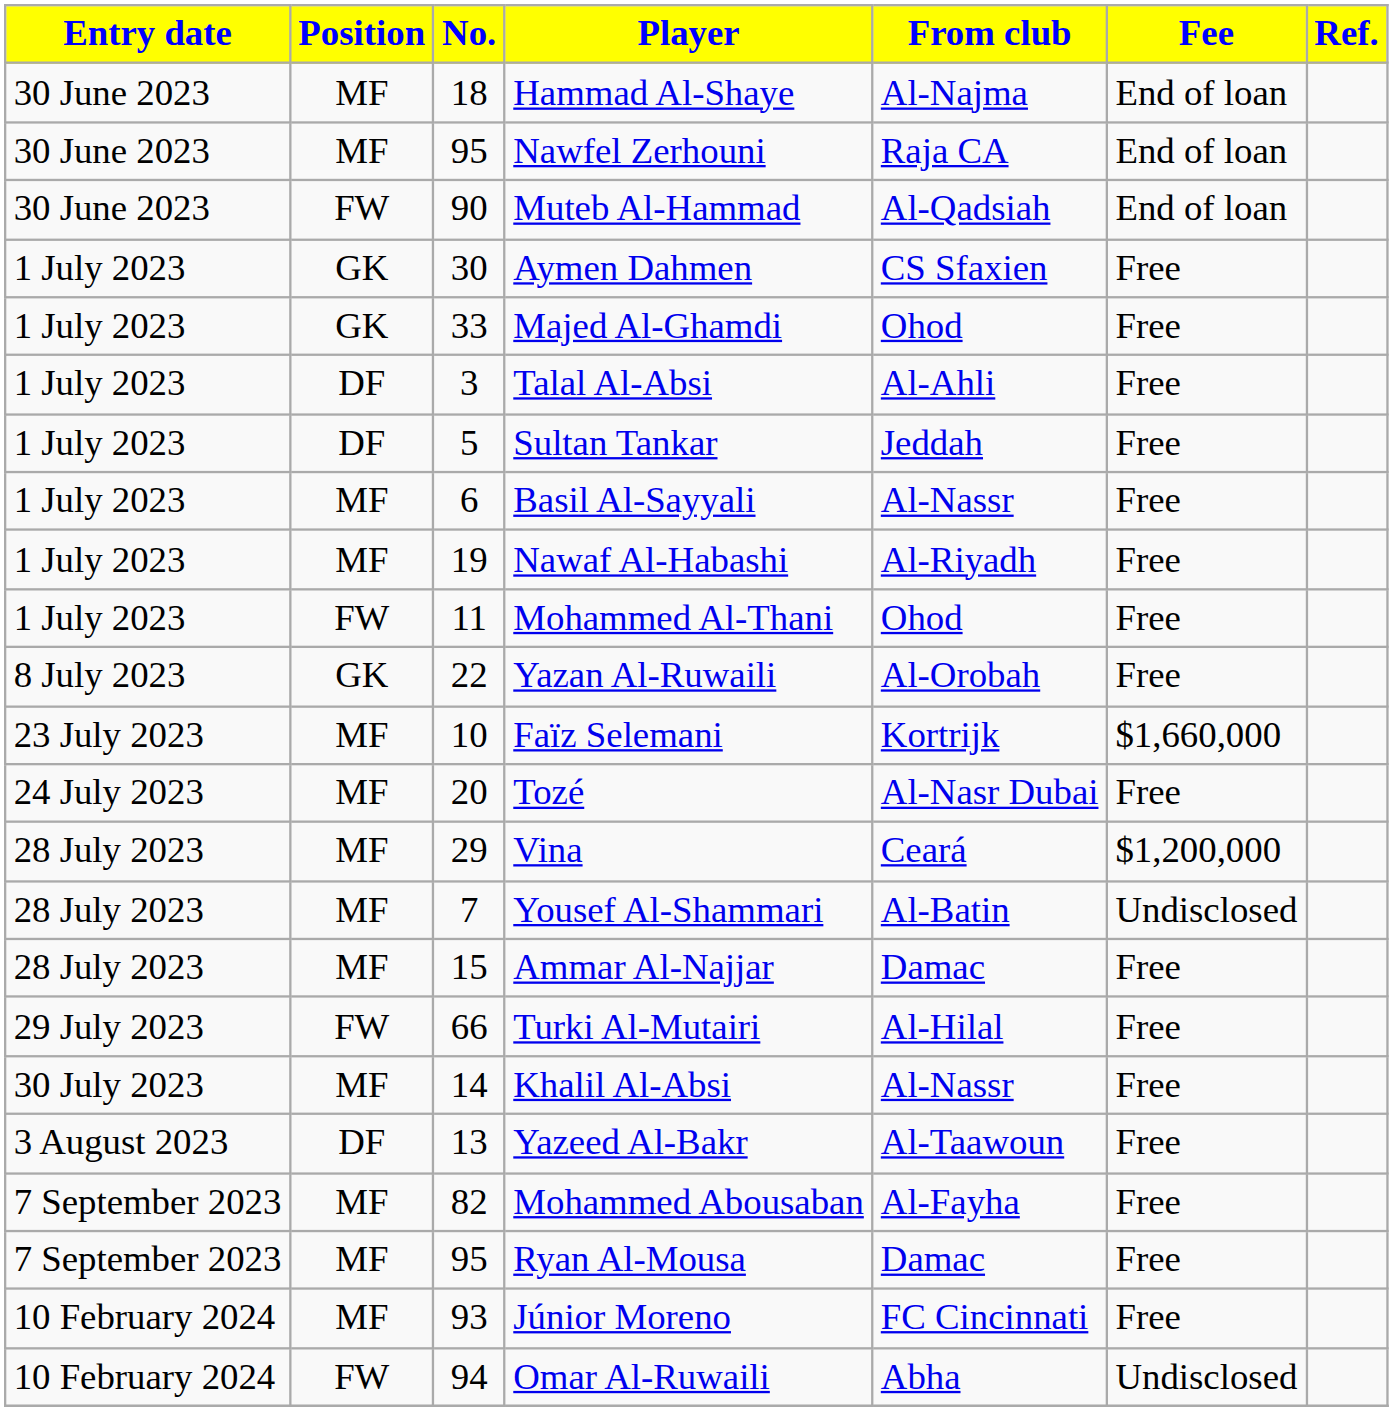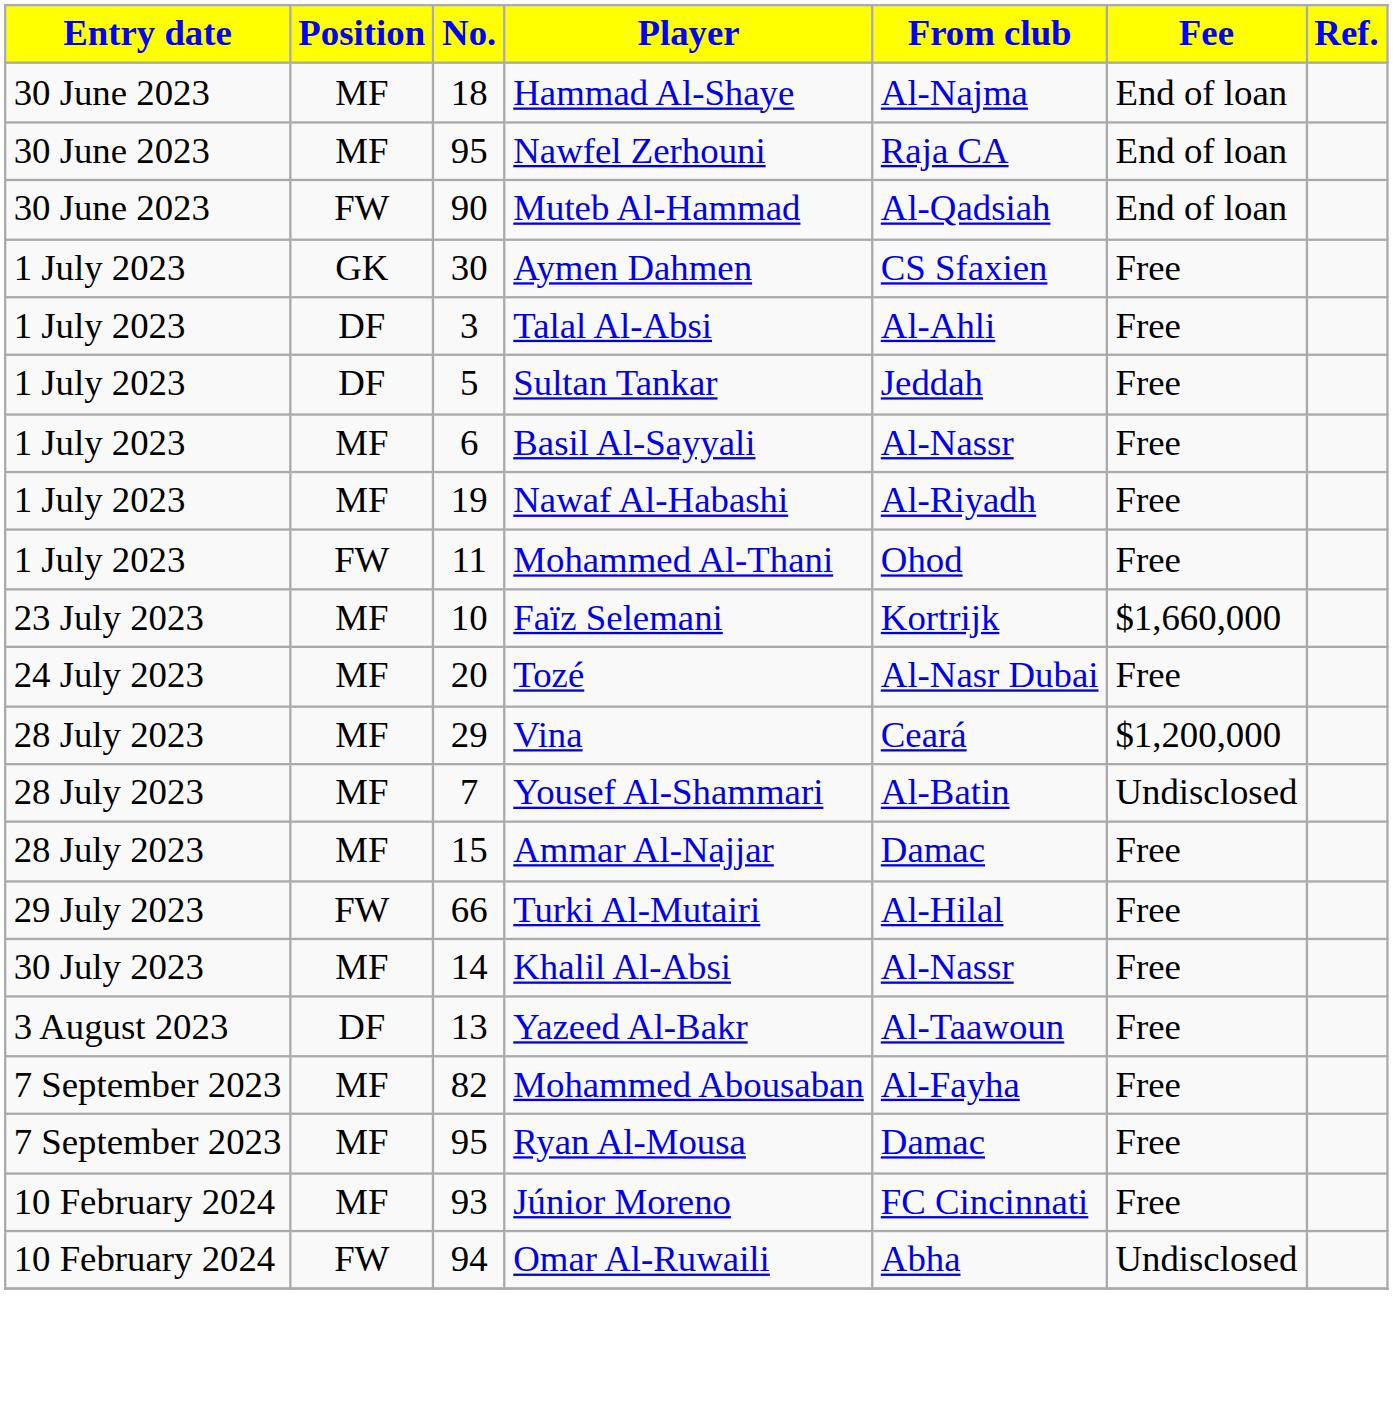- row: (648, 325)
- row: (645, 675)
